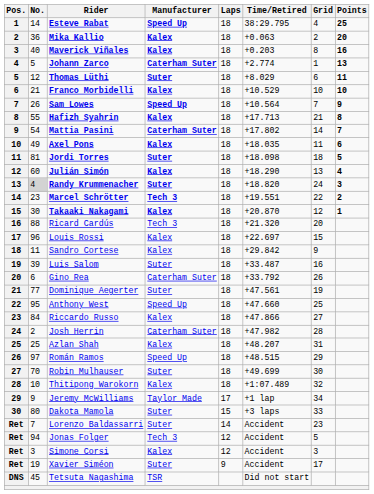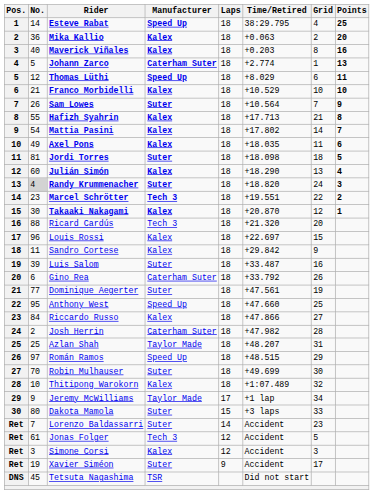(160, 78) Suter -> (167, 78) Speed Up
(167, 105) Speed Up -> (160, 105) Suter
(182, 132) Caterham Suter -> (160, 132) Kalex
(160, 345) Kalex -> (175, 345) Taylor Made
(35, 439) 94 -> (35, 439) 61
